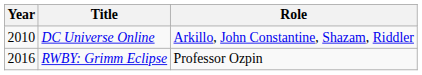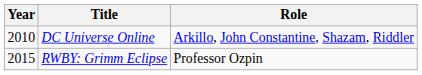(21, 59) 2016 -> (21, 59) 2015
